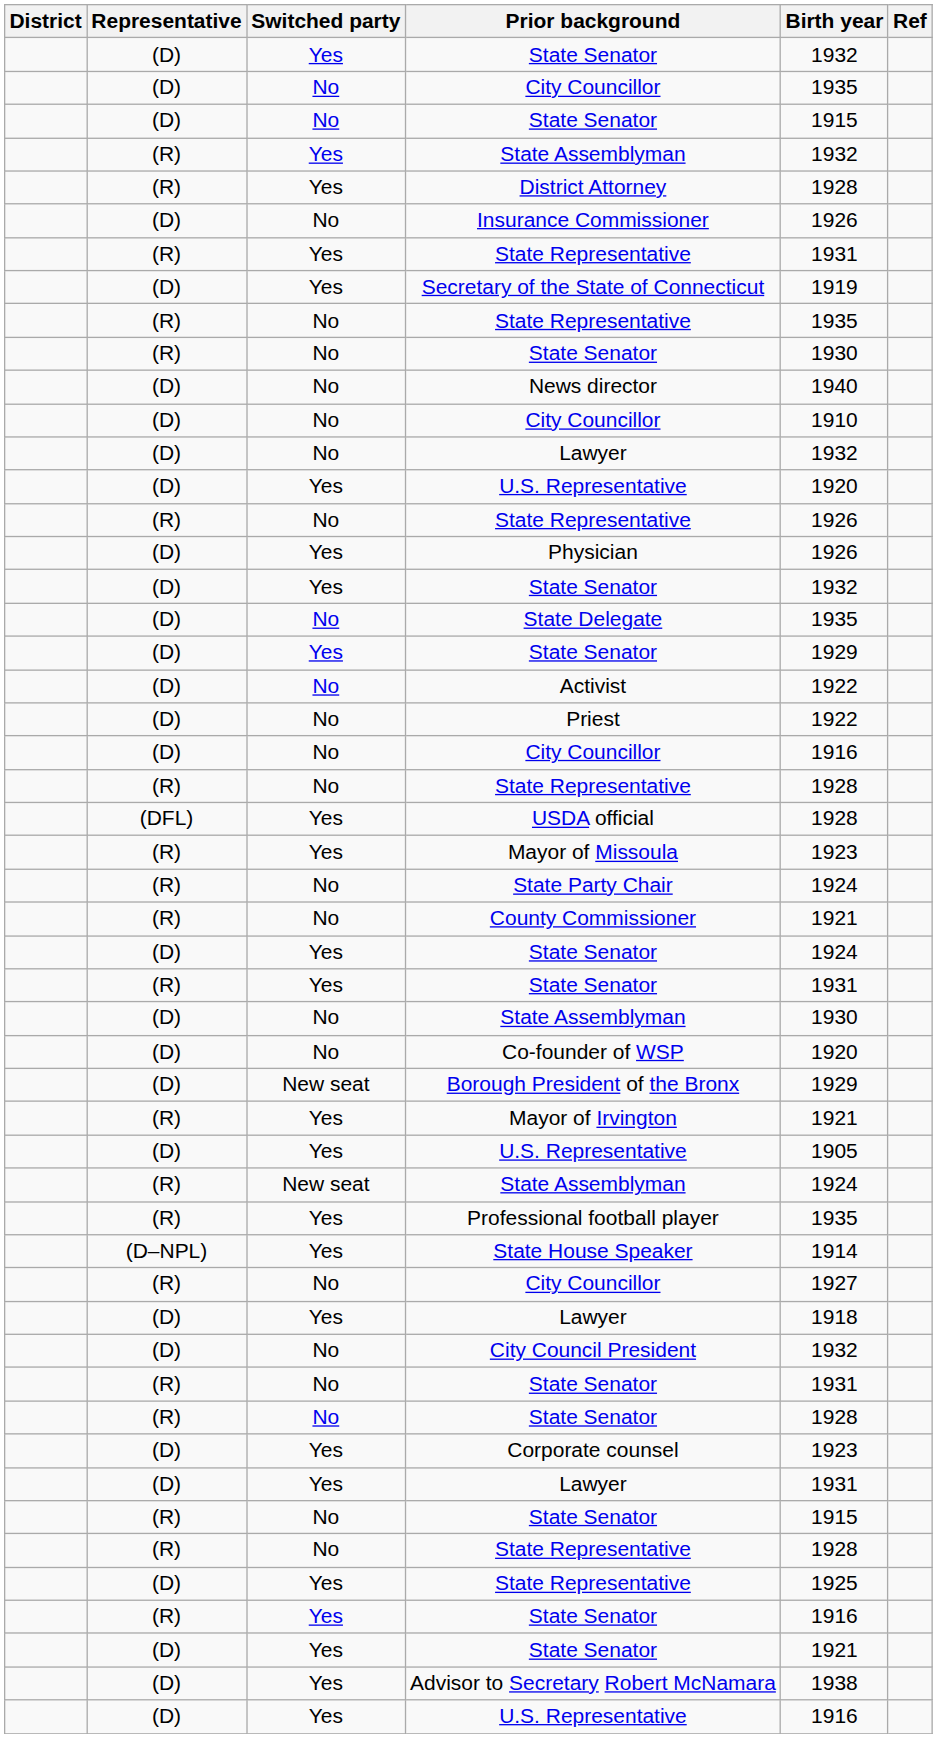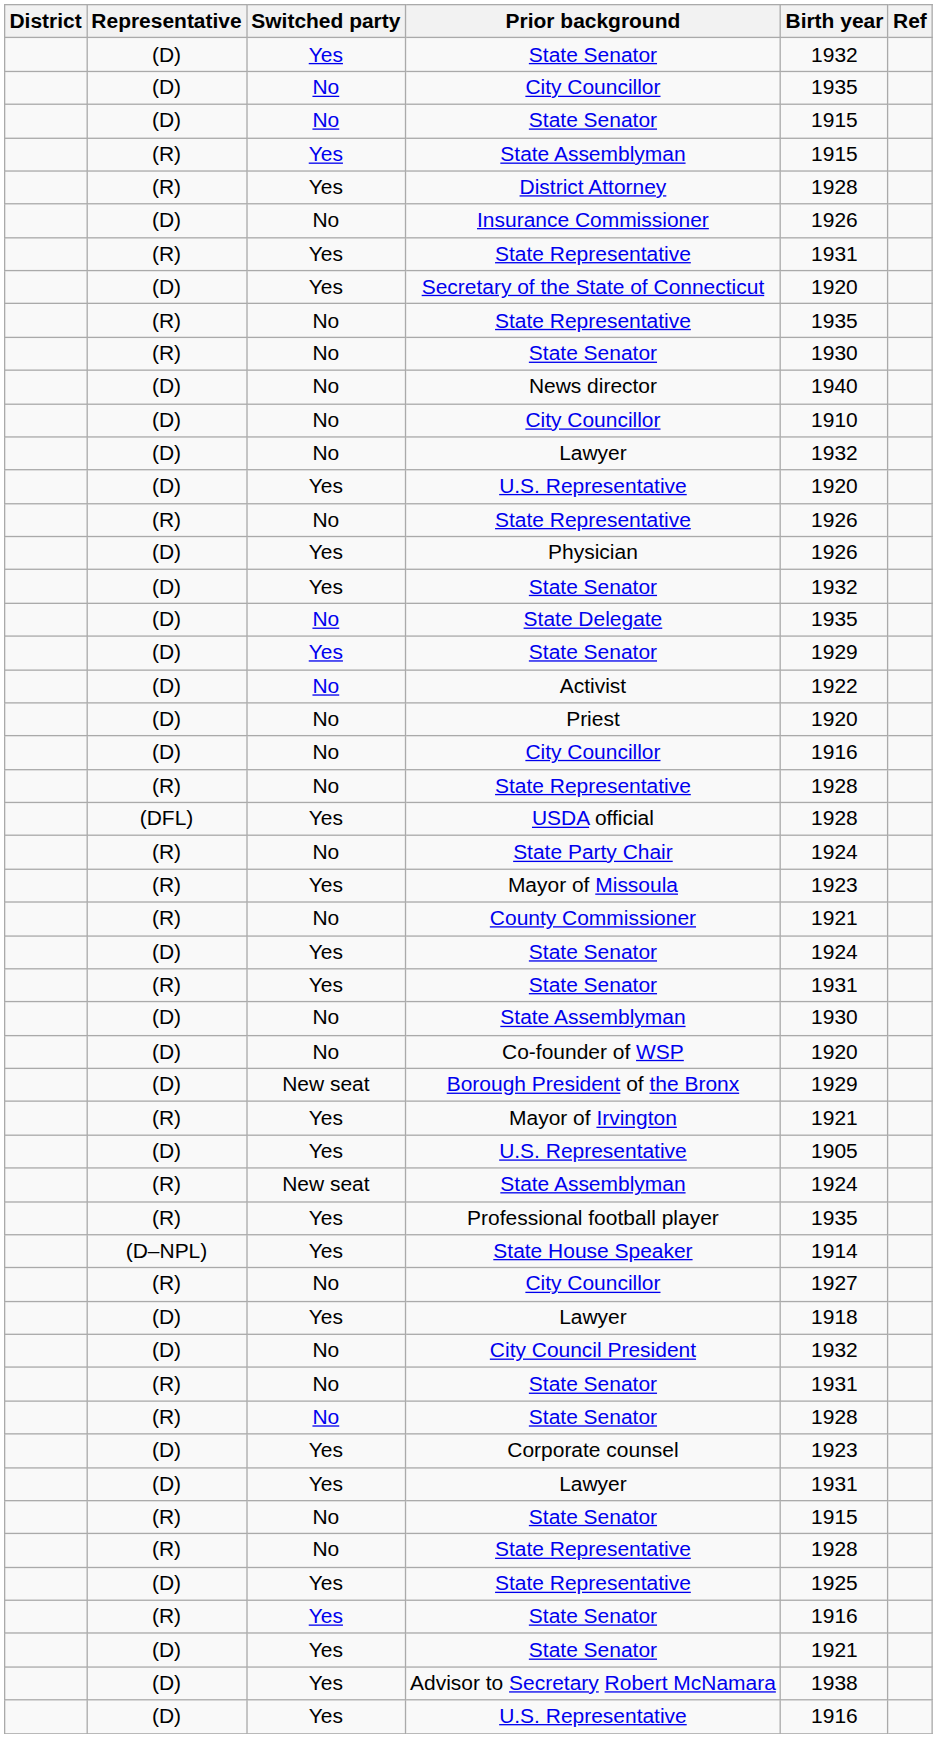(834, 154) 1932 -> (834, 154) 1915
(834, 287) 1919 -> (834, 287) 1920
(834, 719) 1922 -> (834, 719) 1920
rows swapped: (326, 852) <-> (326, 885)
